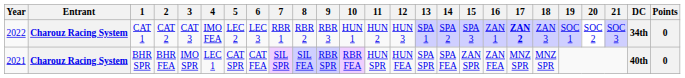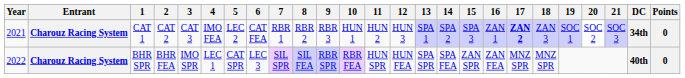(16, 33) 2022 -> (16, 33) 2021
(258, 33) LEC 3 -> (258, 33) CAT FEA
(16, 60) 2021 -> (16, 60) 2022
(258, 60) CAT FEA -> (258, 60) LEC 3
